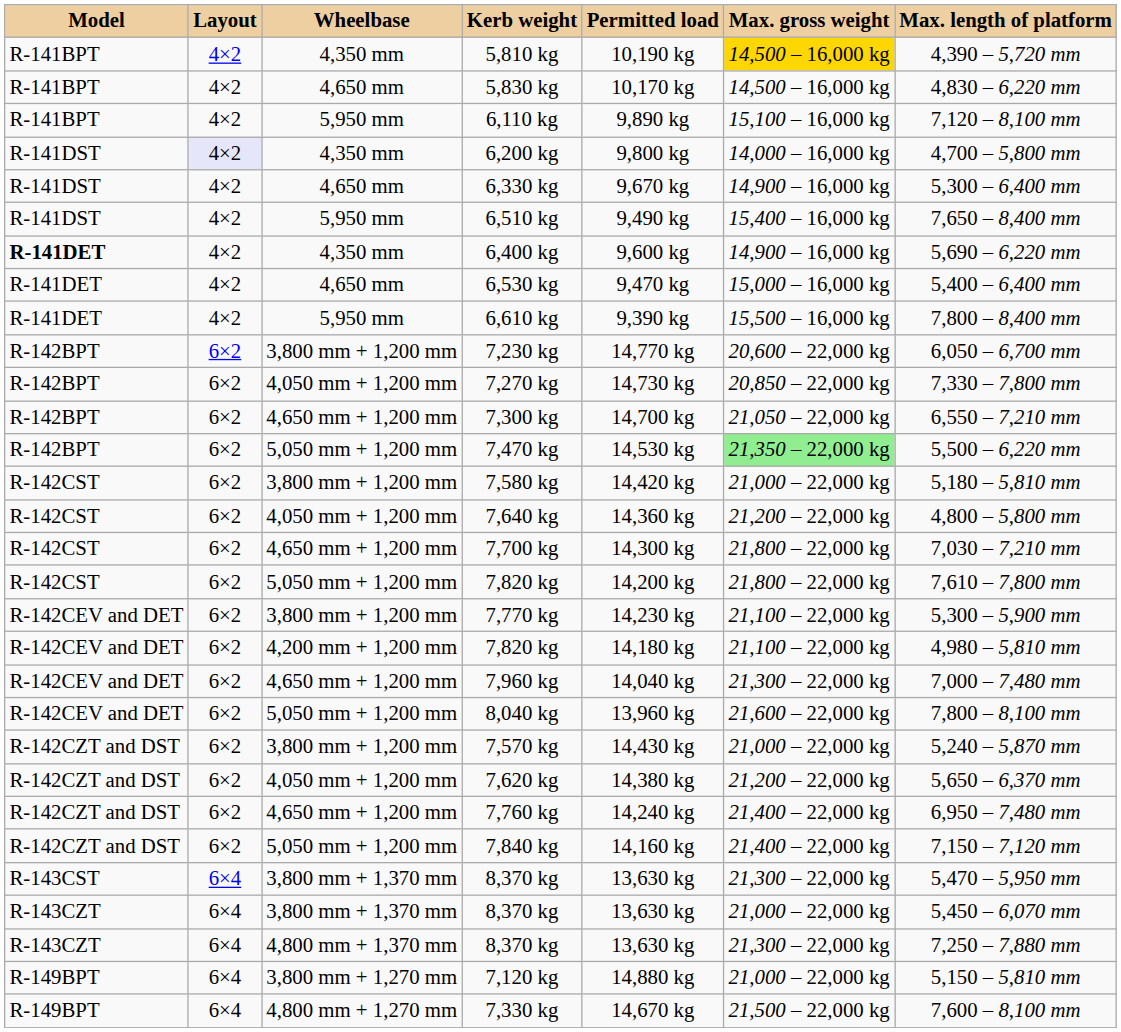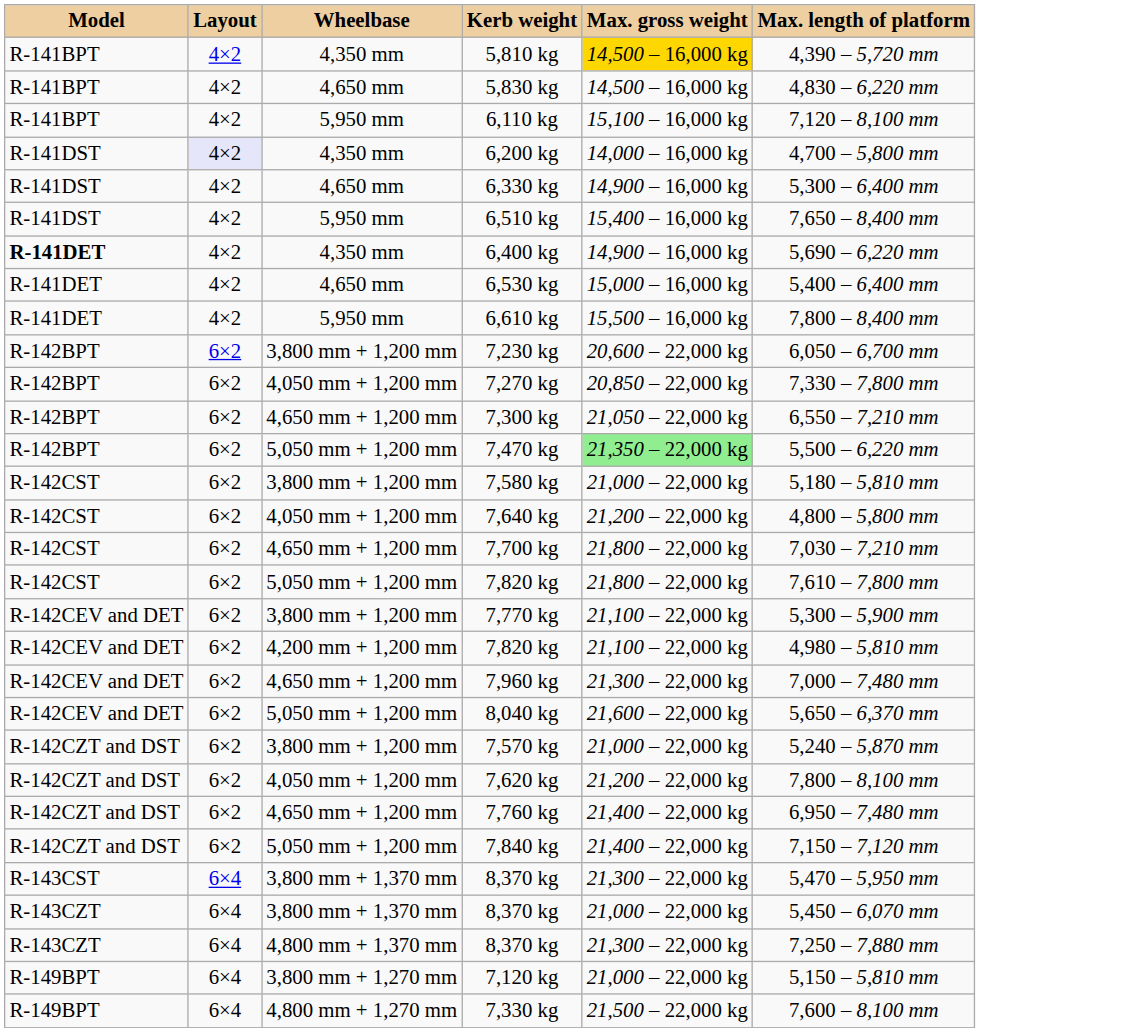- column: (653, 20)
(1006, 713) 7,800 – 8,100 mm -> (864, 713) 5,650 – 6,370 mm
(1006, 779) 5,650 – 6,370 mm -> (864, 779) 7,800 – 8,100 mm
